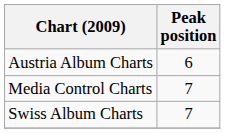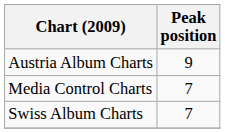(188, 62) 6 -> (188, 62) 9
